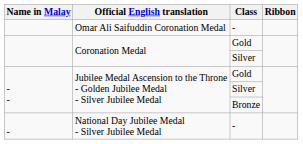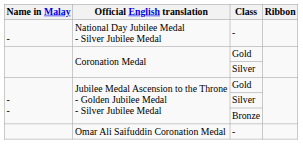rows swapped: (150, 27) <-> (130, 126)
